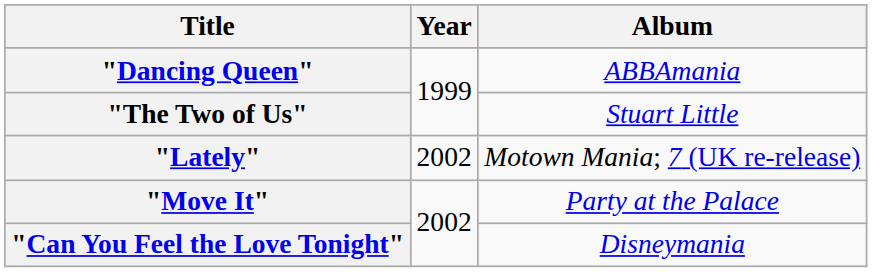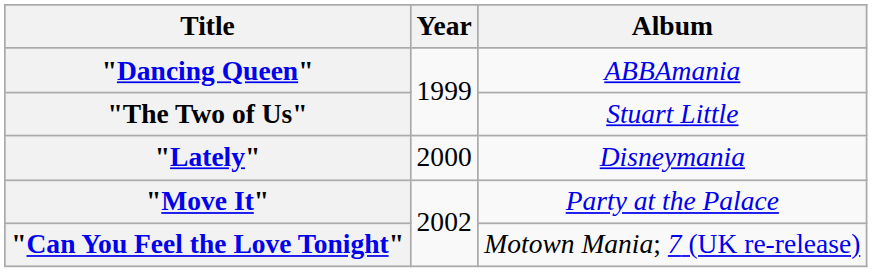(444, 157) 2002 -> (444, 157) 2000
(672, 157) Motown Mania; 7 (UK re-release) -> (672, 157) Disneymania
(672, 244) Disneymania -> (672, 244) Motown Mania; 7 (UK re-release)
